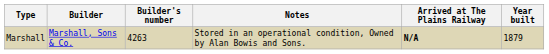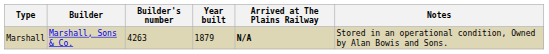columns swapped: (523, 16) <-> (297, 16)
